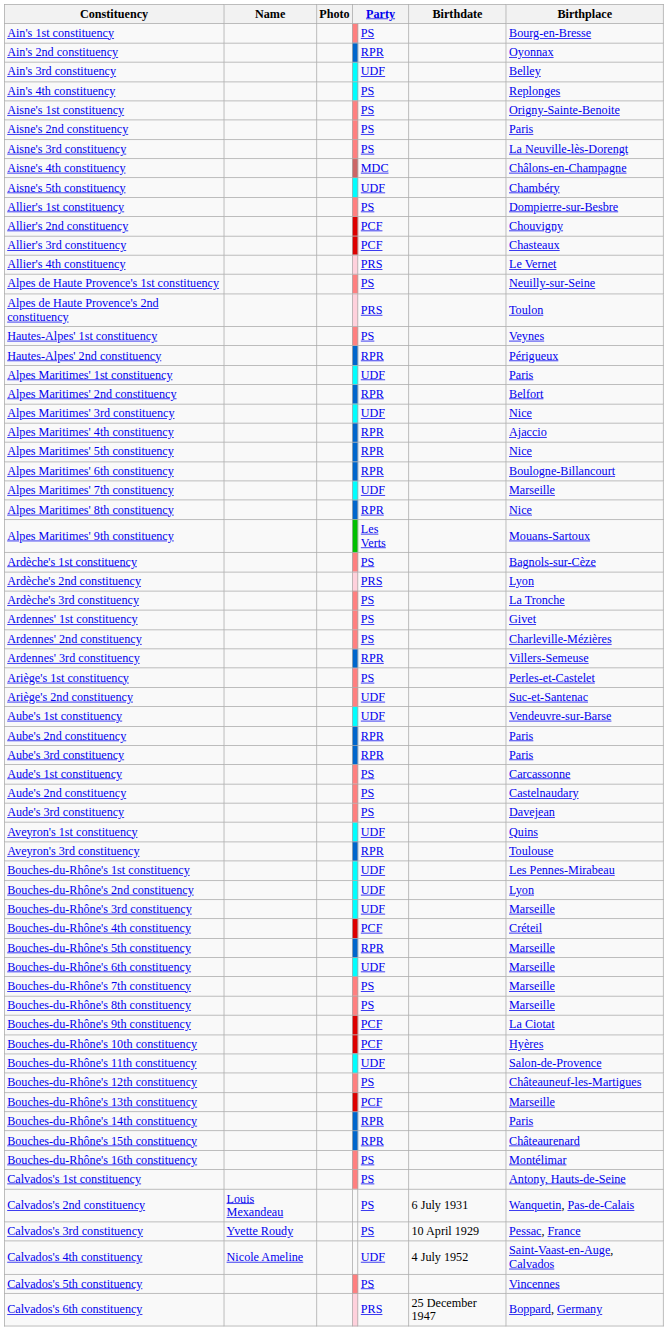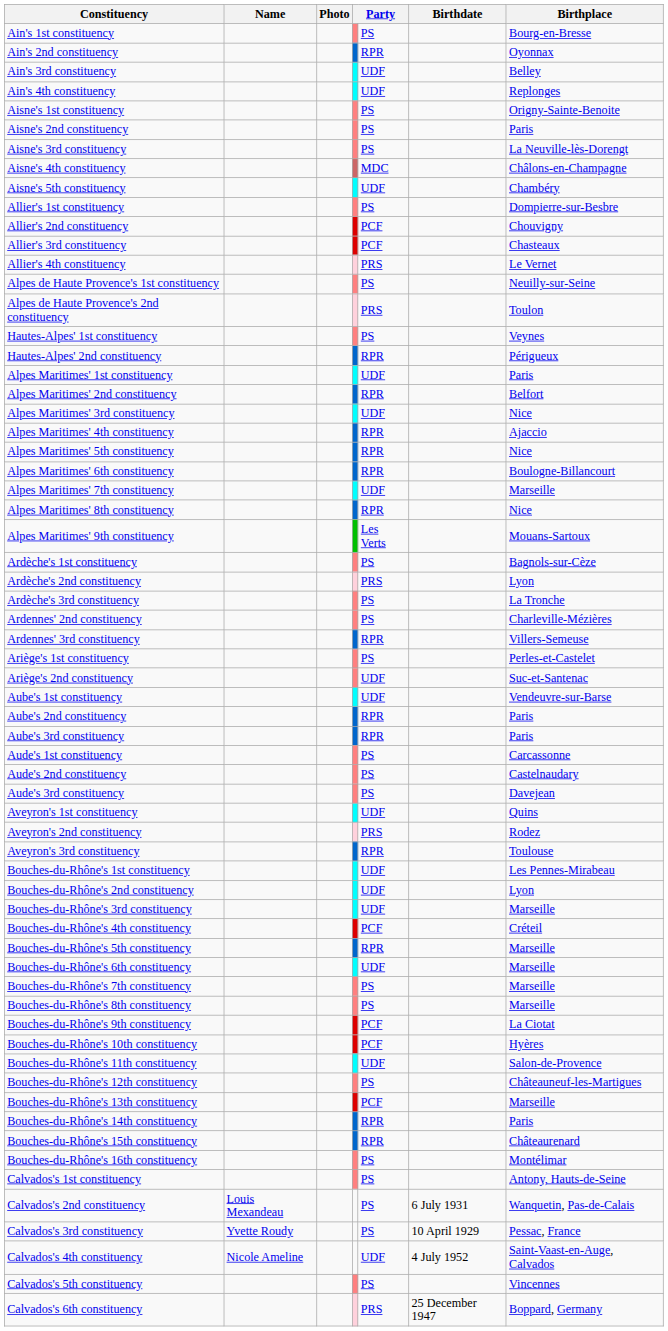(368, 91) PS -> (373, 91) UDF
- row: (72, 620)
+ row: (74, 832)
